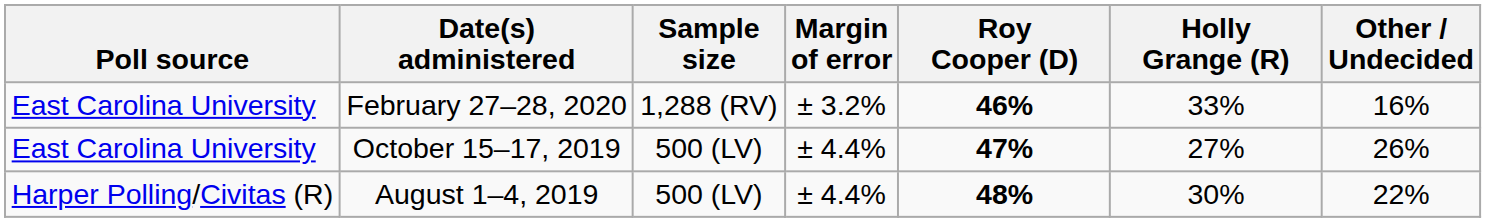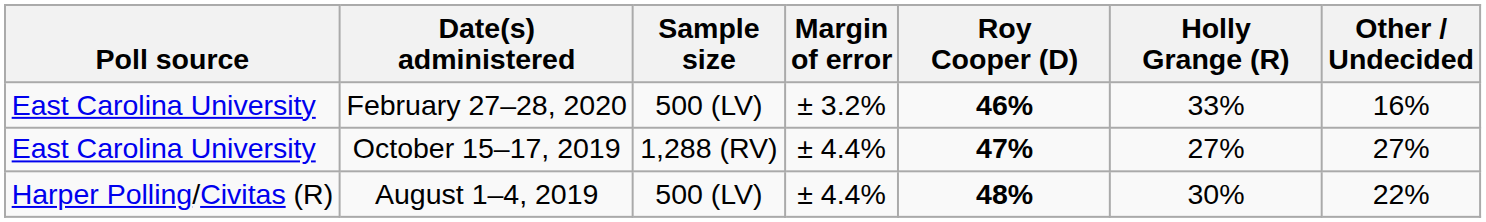(709, 105) 1,288 (RV) -> (709, 105) 500 (LV)
(709, 150) 500 (LV) -> (709, 150) 1,288 (RV)
(1401, 150) 26% -> (1401, 150) 27%
